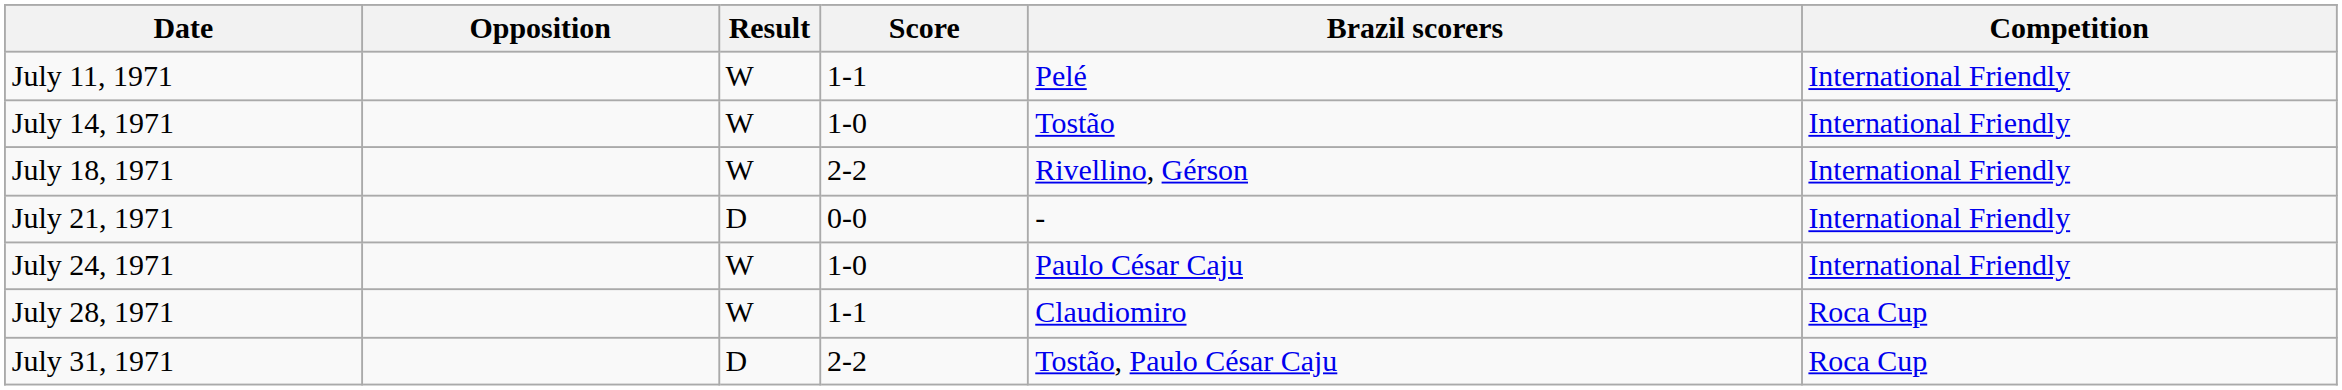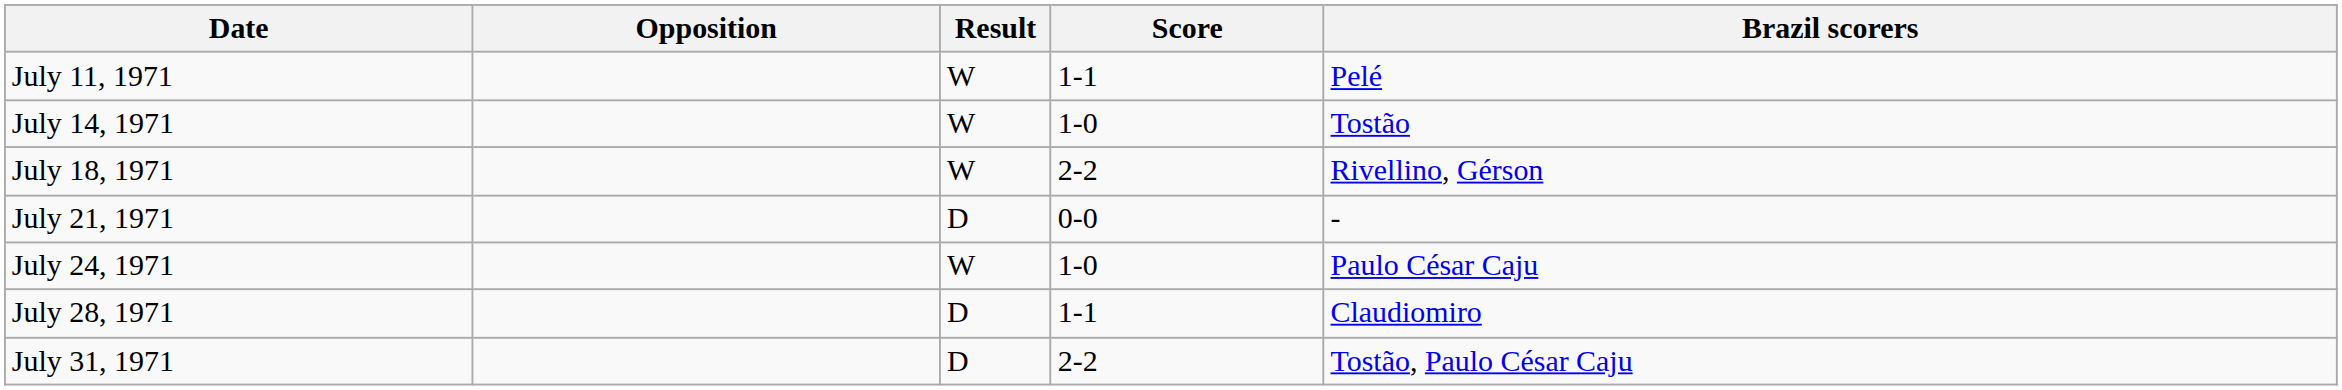- column: (2069, 28)
(740, 312) W -> (958, 312) D
